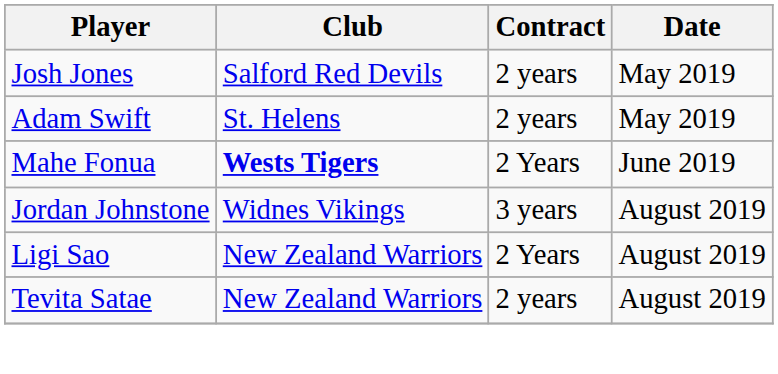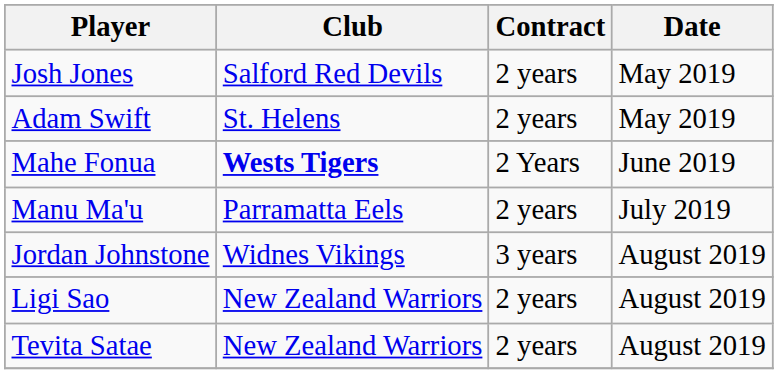+ row: (77, 208)
(538, 254) 2 Years -> (537, 299) 2 years
